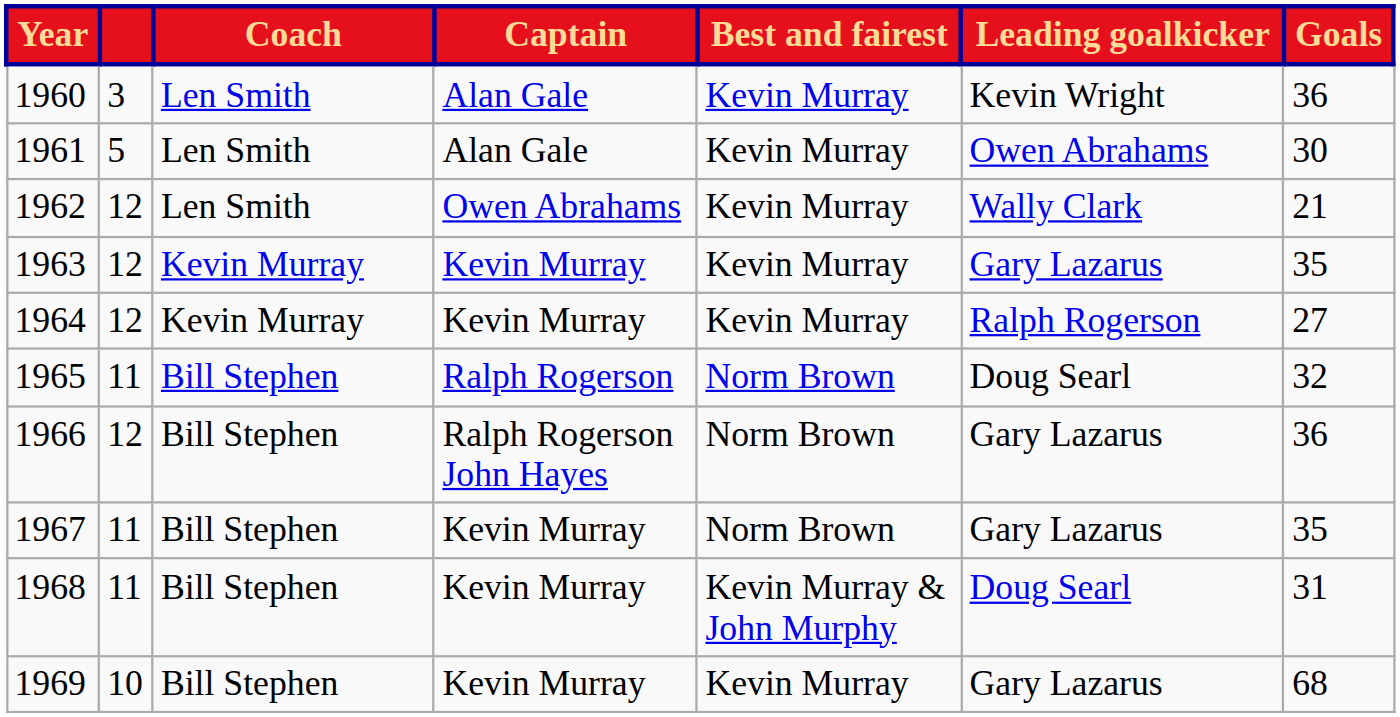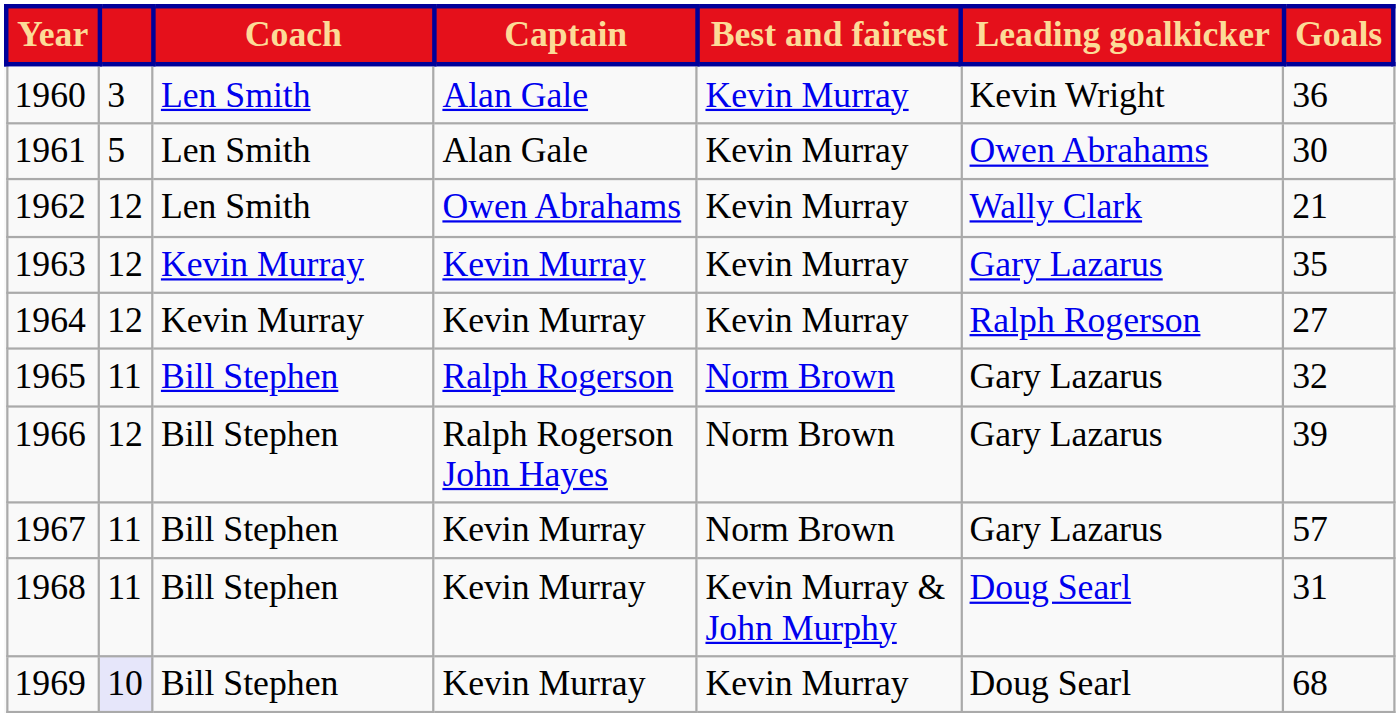(1050, 376) Doug Searl -> (1066, 376) Gary Lazarus
(1310, 433) 36 -> (1310, 433) 39
(1310, 530) 35 -> (1310, 530) 57
(125, 683) no background -> (125, 683) lavender background
(1066, 683) Gary Lazarus -> (1050, 683) Doug Searl
